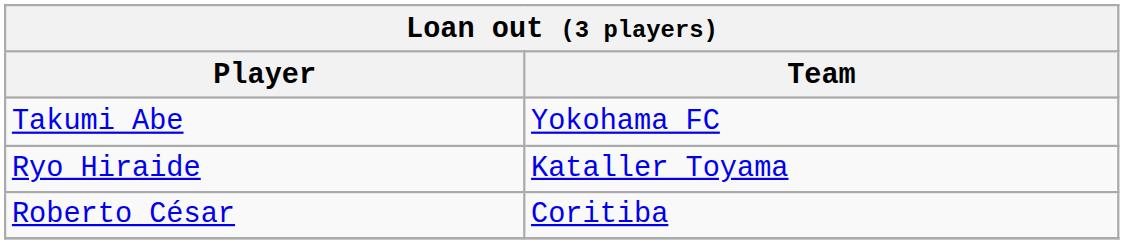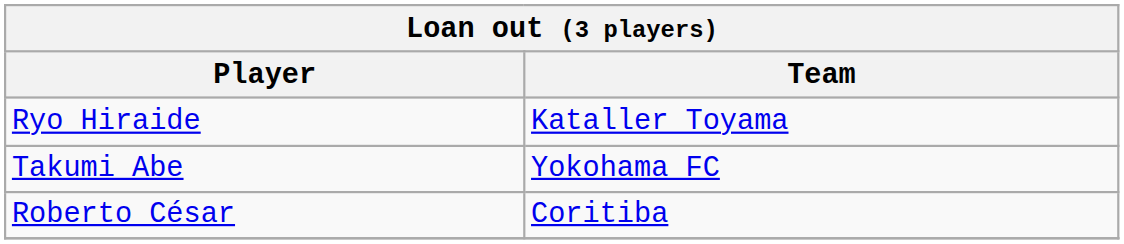rows swapped: (106, 168) <-> (98, 122)
